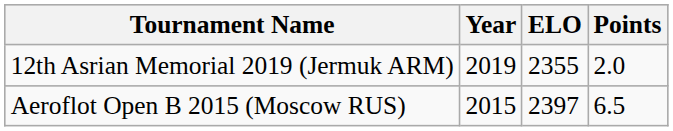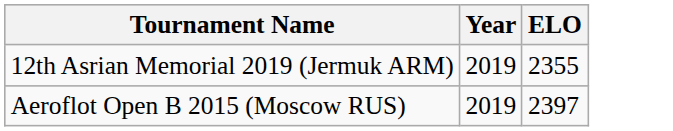- column: (627, 24)
(491, 105) 2015 -> (491, 105) 2019
